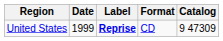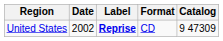(83, 28) 1999 -> (83, 28) 2002
